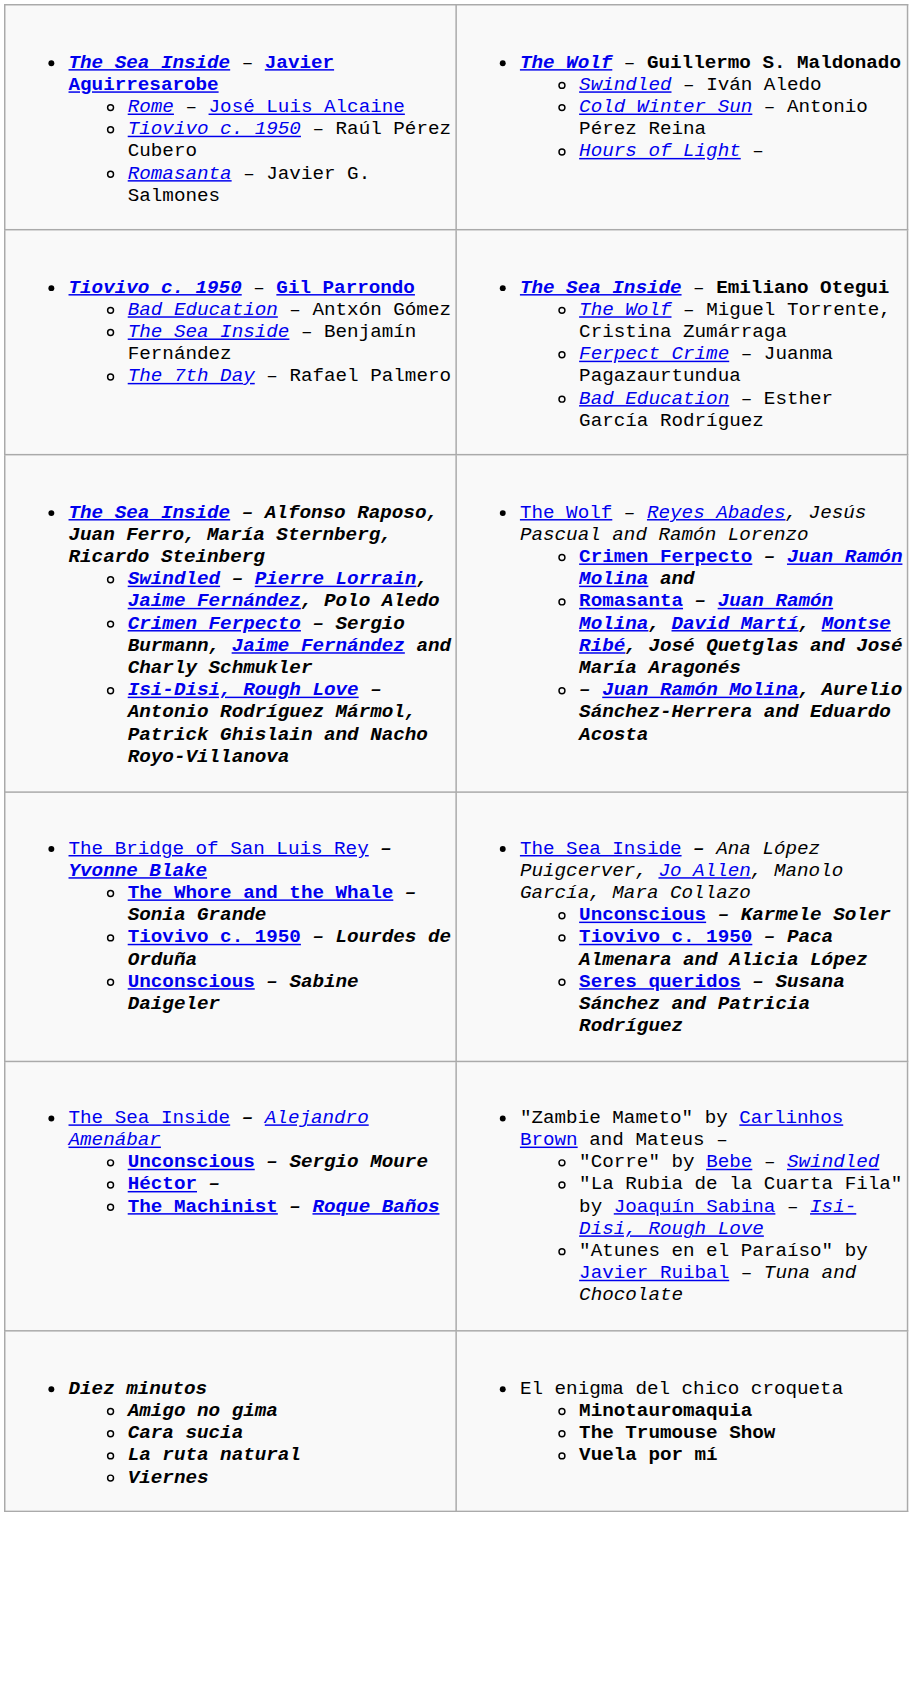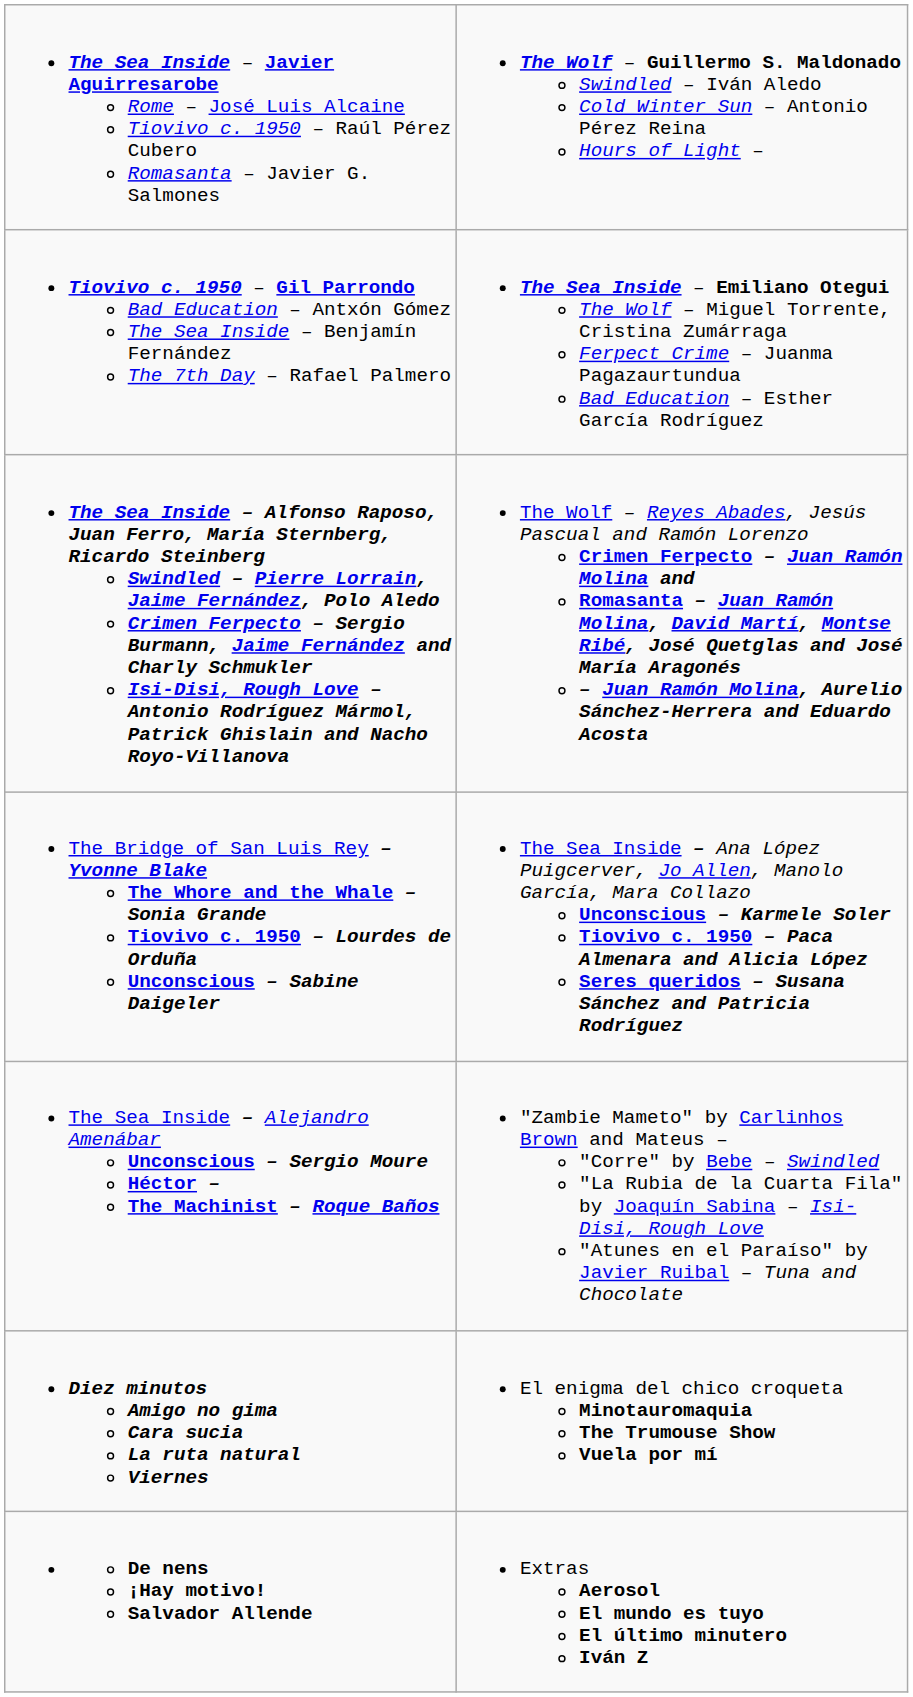+ row: (230, 1591)
